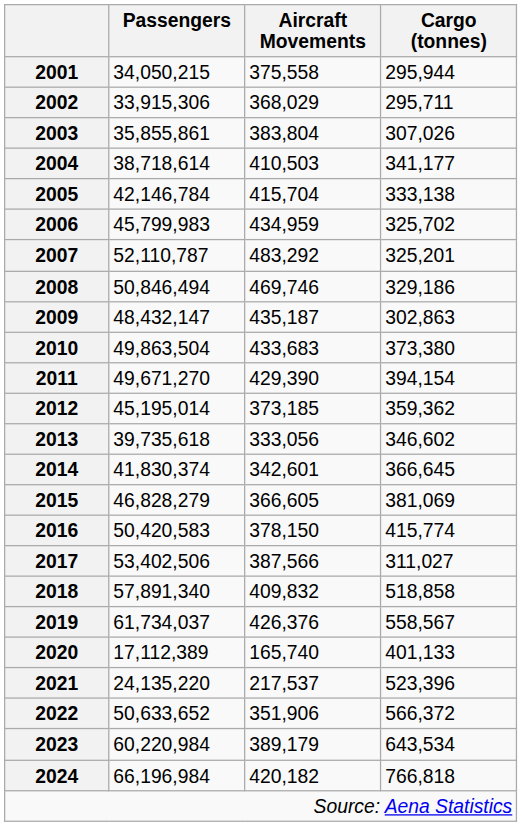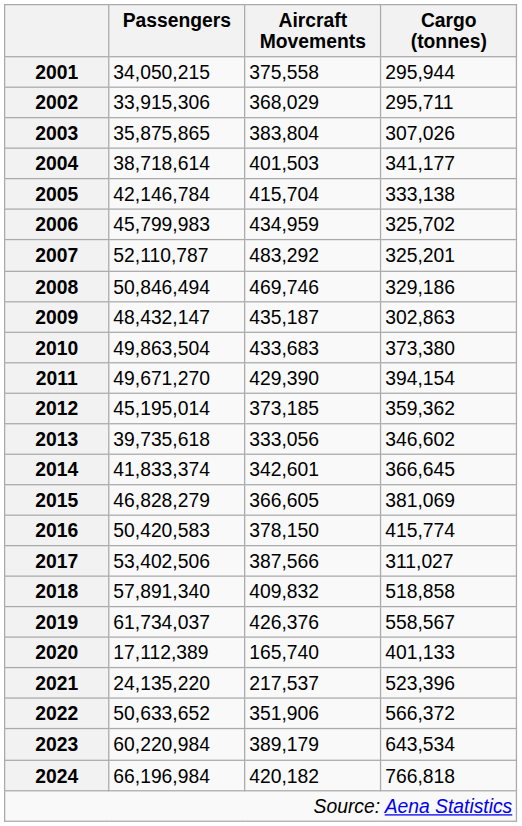(162, 133) 35,855,861 -> (162, 133) 35,875,865
(284, 164) 410,503 -> (284, 164) 401,503
(162, 470) 41,830,374 -> (162, 470) 41,833,374
